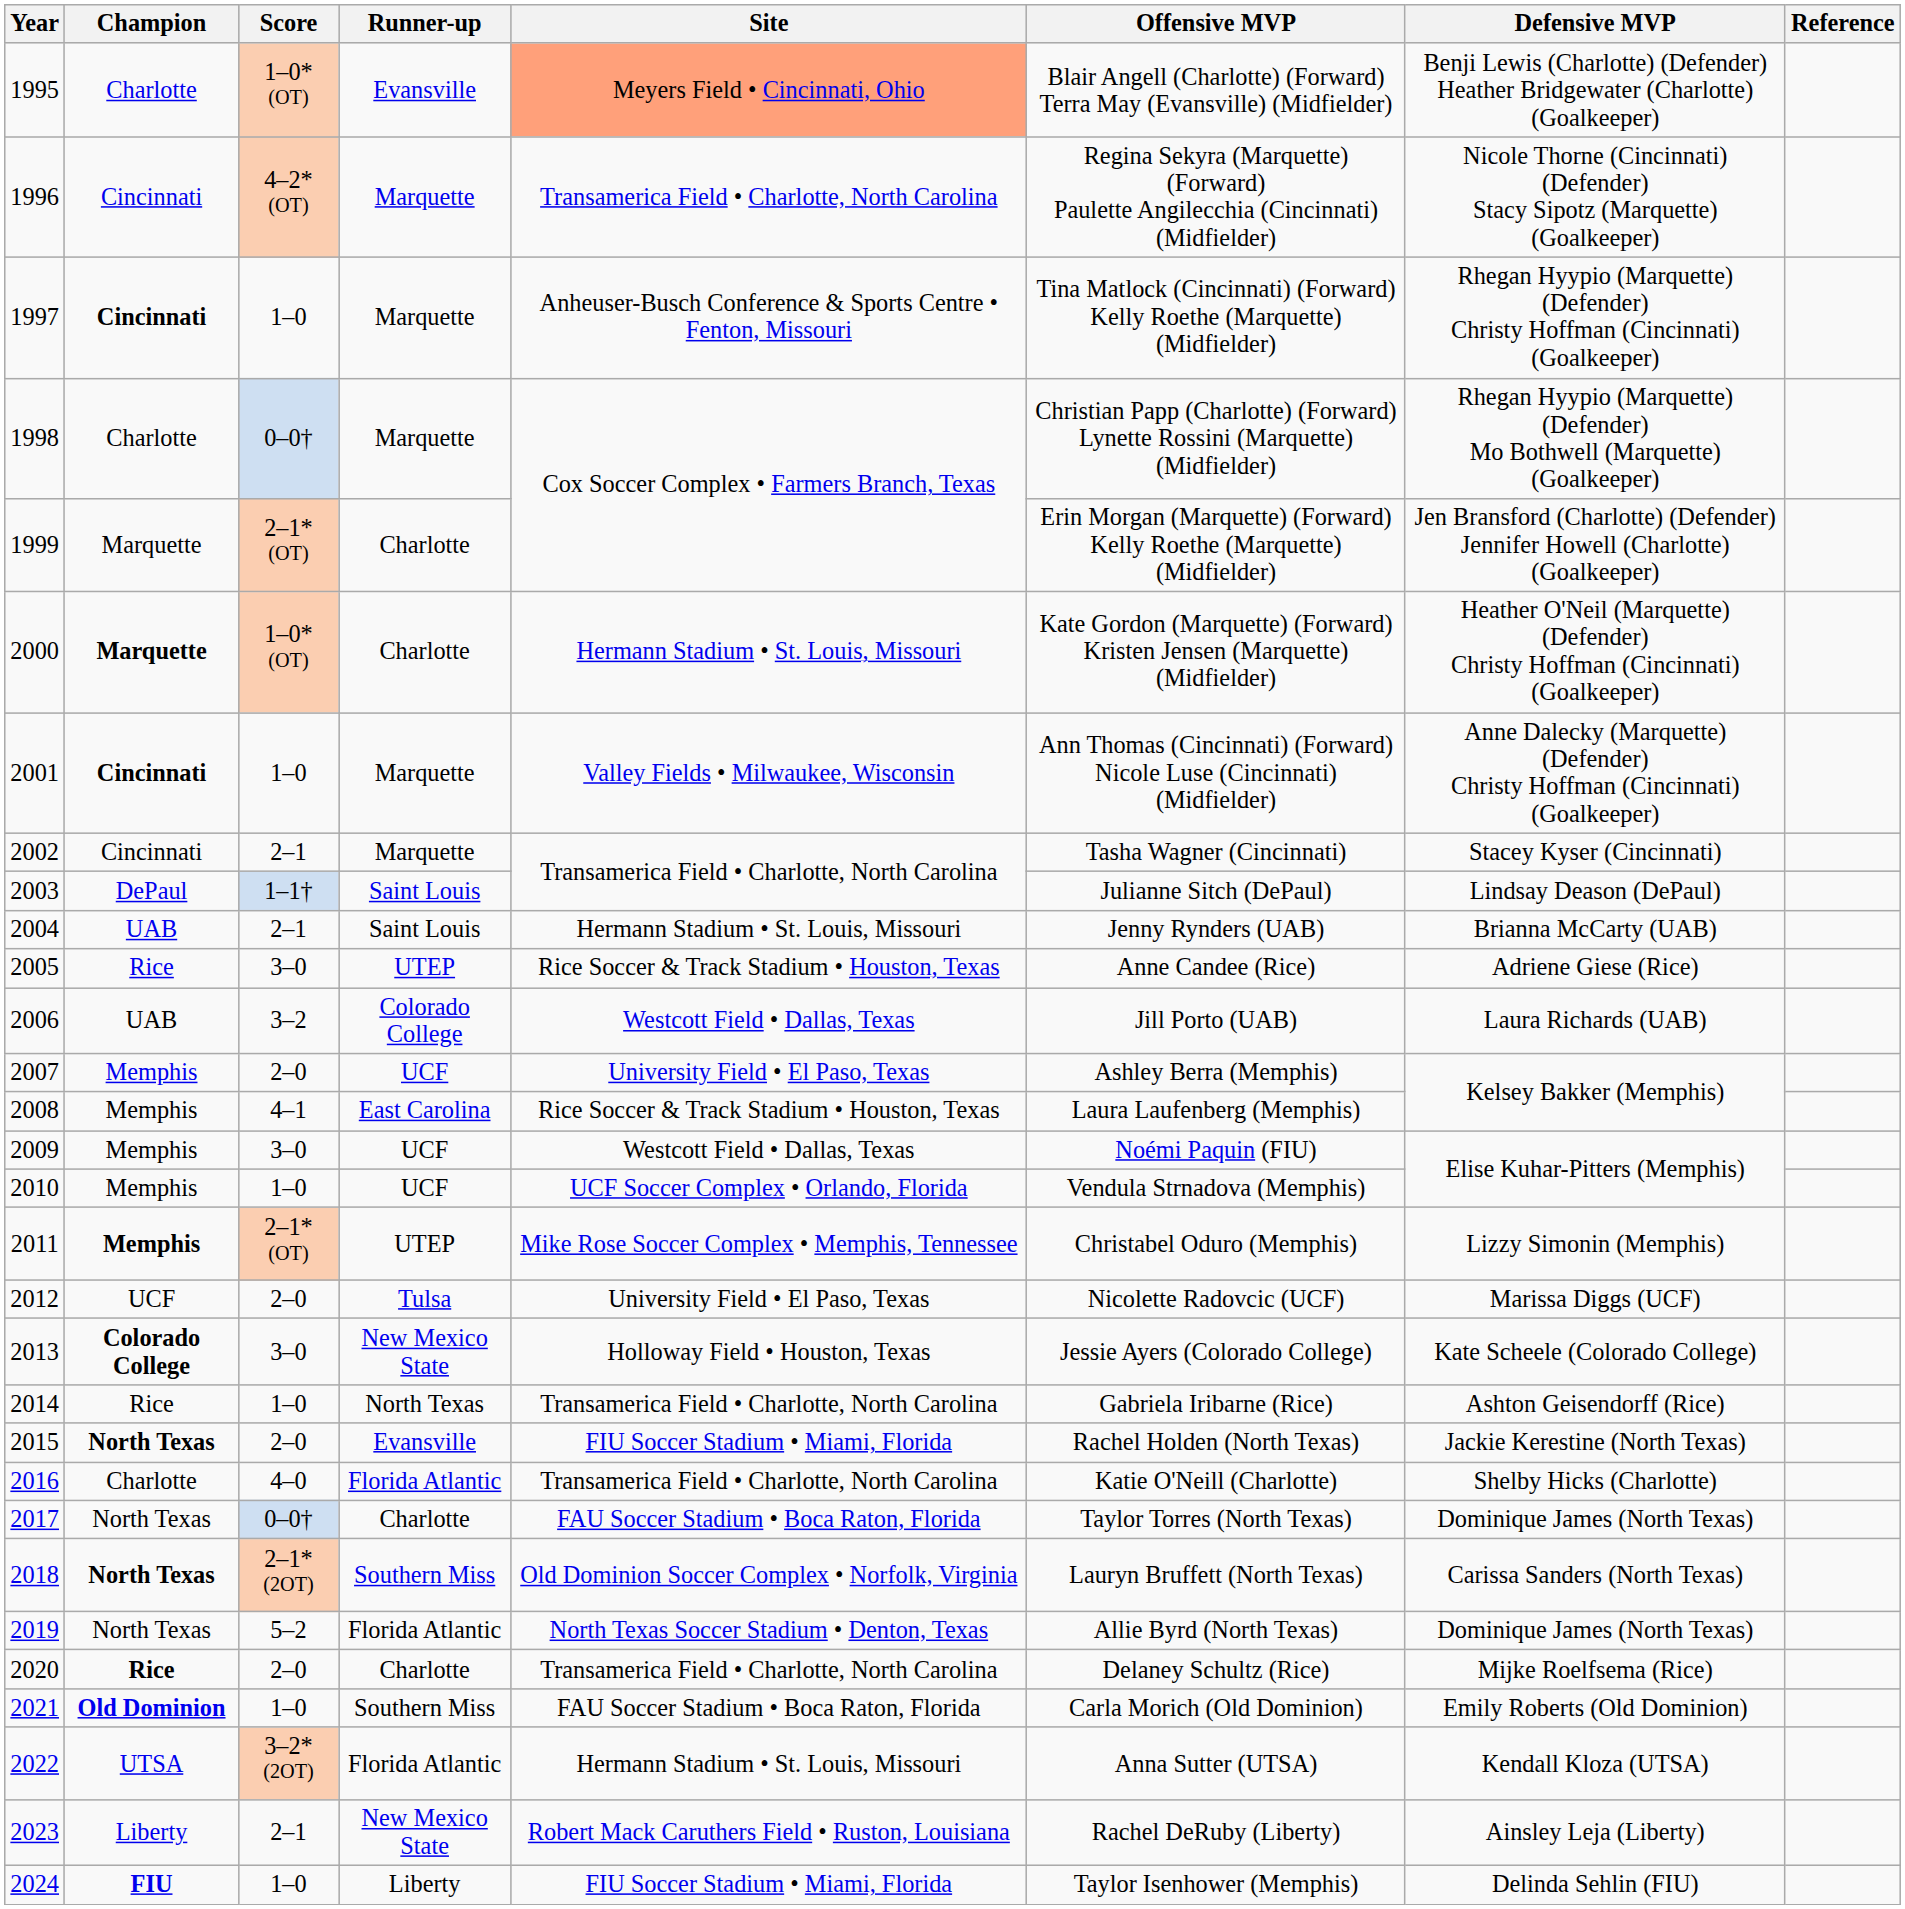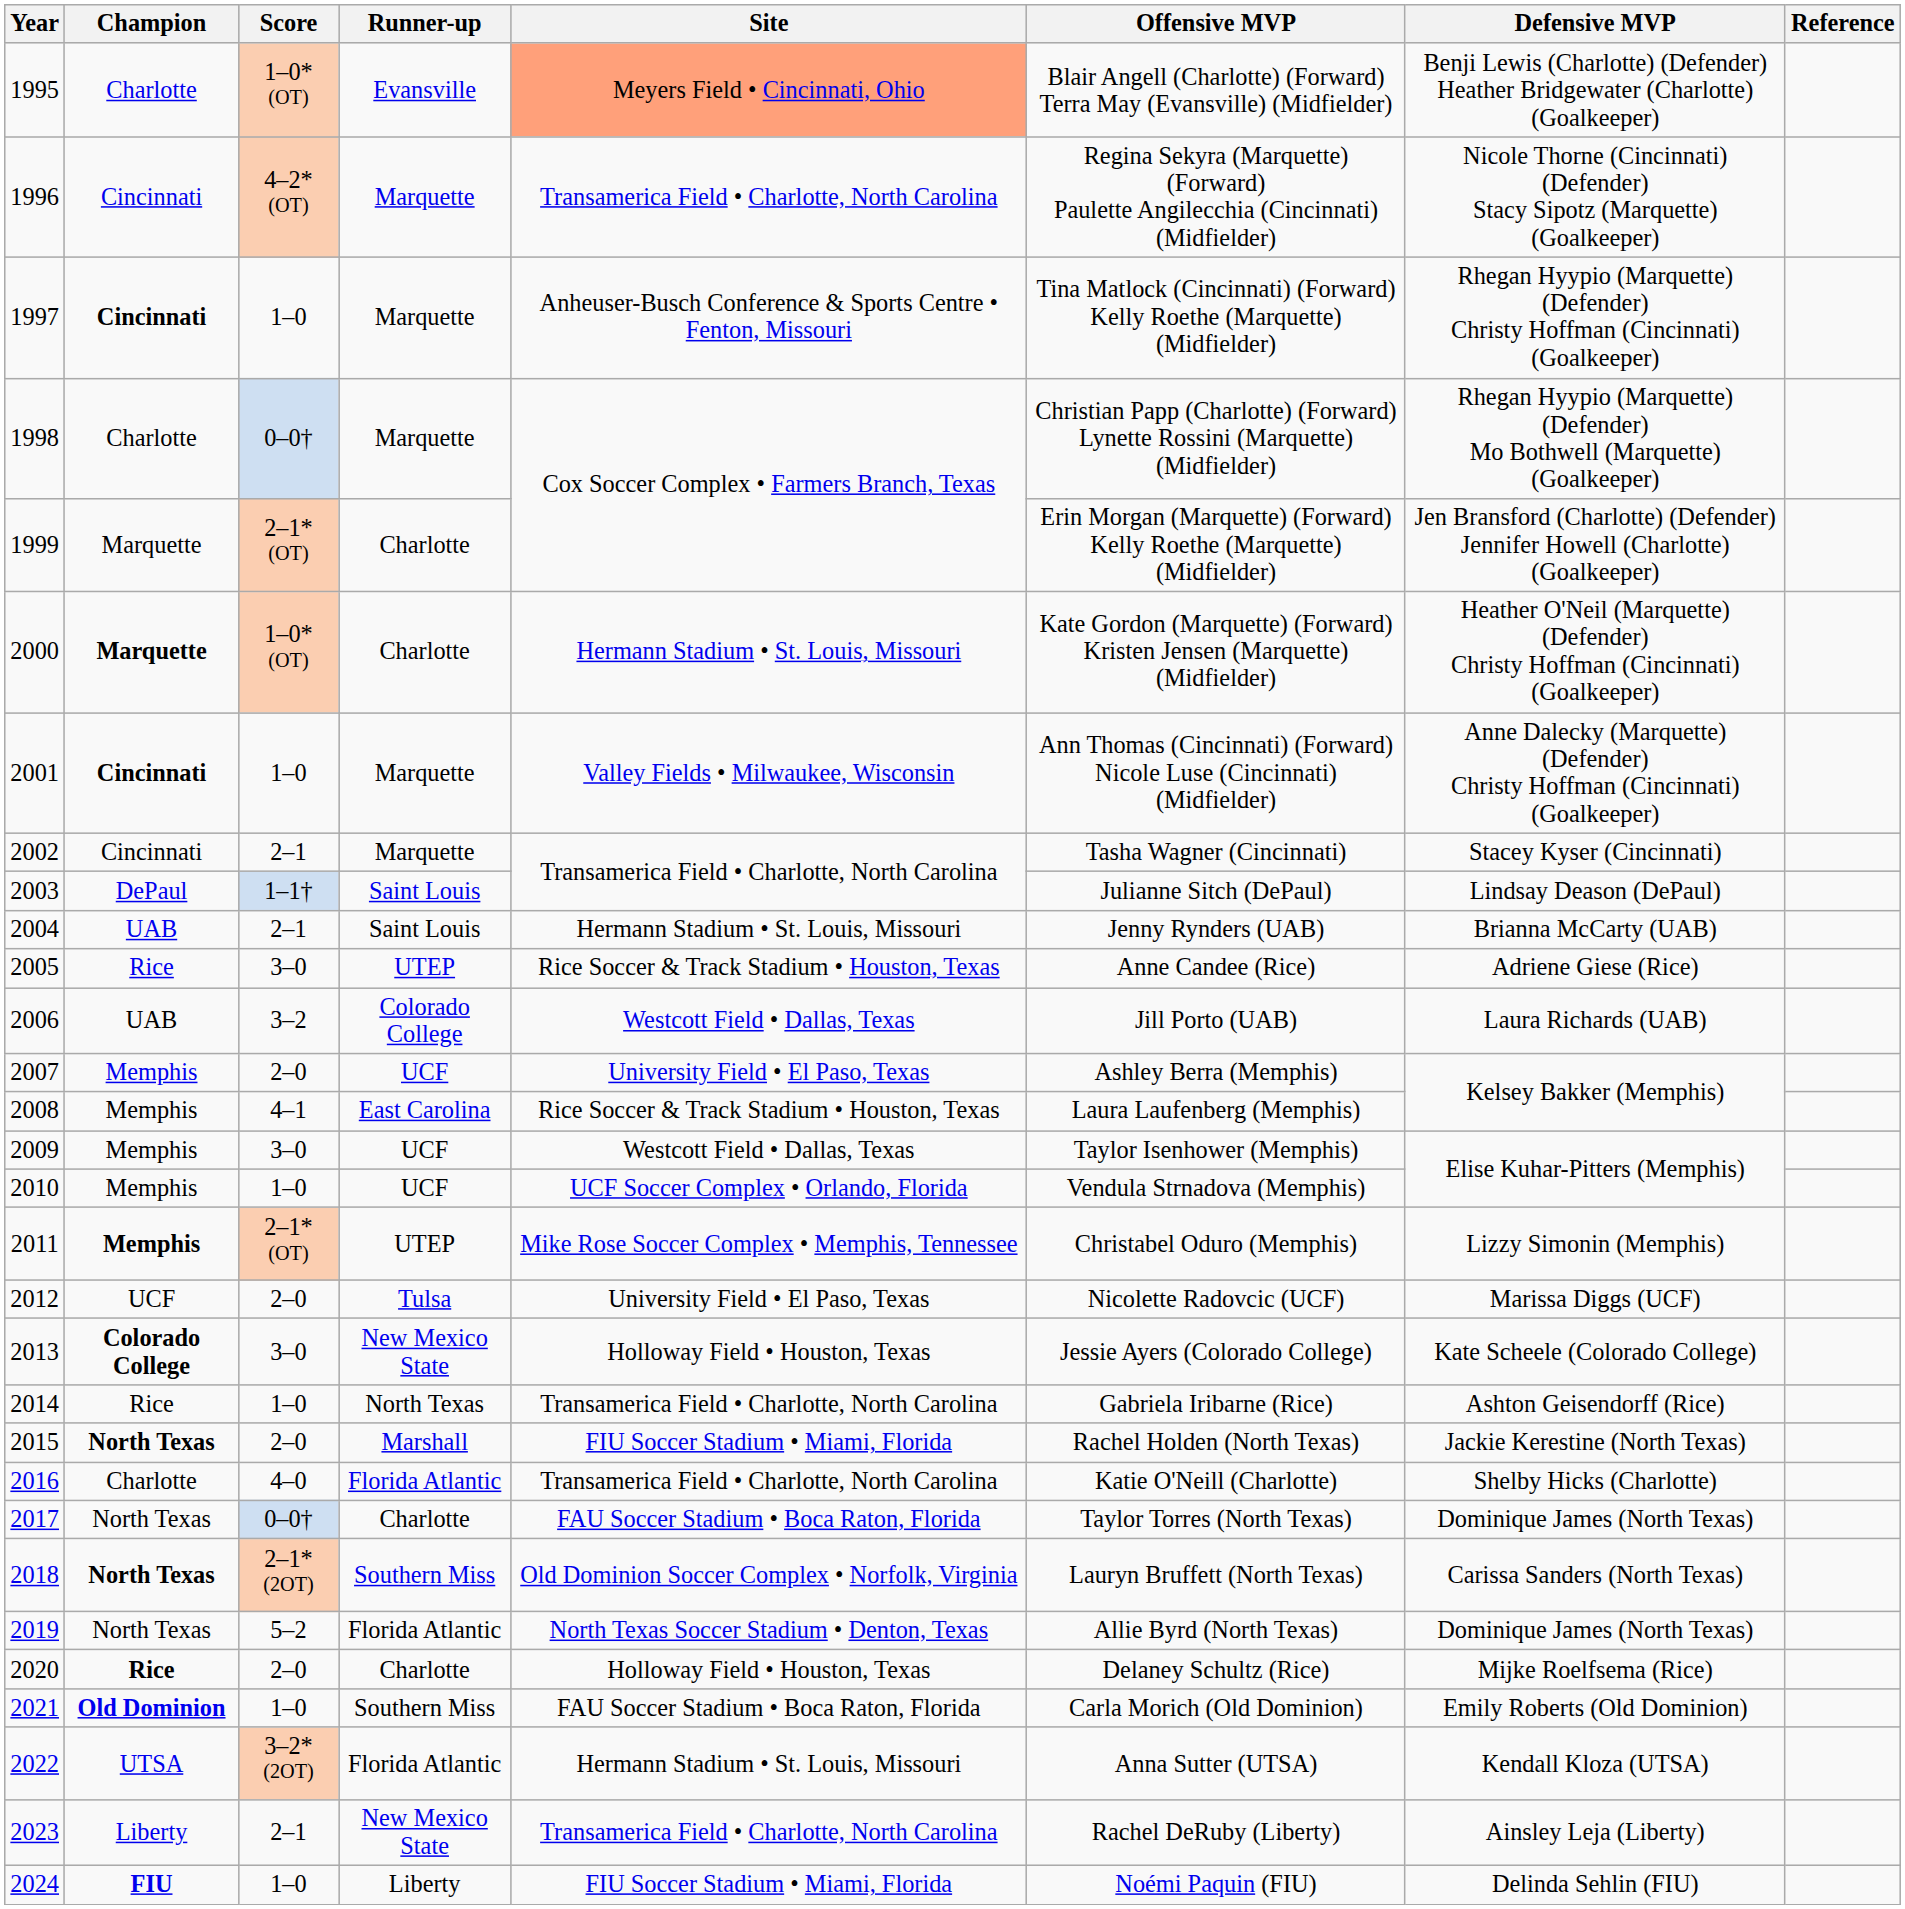(1216, 1149) Noémi Paquin (FIU) -> (1216, 1149) Taylor Isenhower (Memphis)
(425, 1442) Evansville -> (425, 1442) Marshall
(769, 1669) Transamerica Field • Charlotte, North Carolina -> (769, 1669) Holloway Field • Houston, Texas
(769, 1832) Robert Mack Caruthers Field • Ruston, Louisiana -> (769, 1832) Transamerica Field • Charlotte, North Carolina
(1216, 1884) Taylor Isenhower (Memphis) -> (1216, 1884) Noémi Paquin (FIU)
